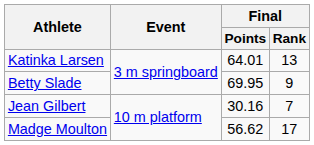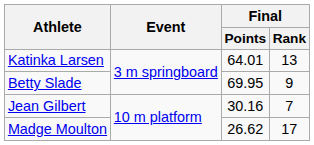(245, 129) 56.62 -> (245, 129) 26.62
